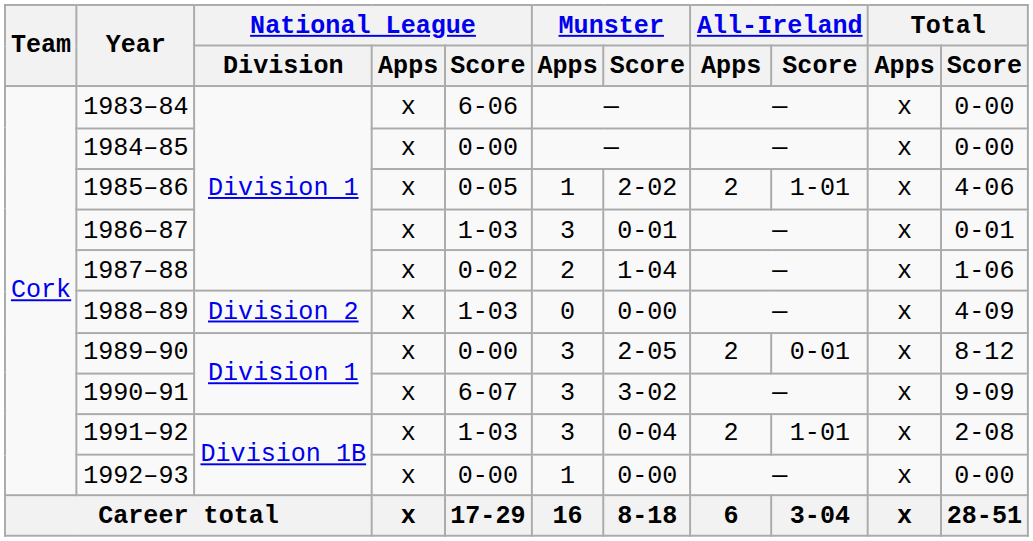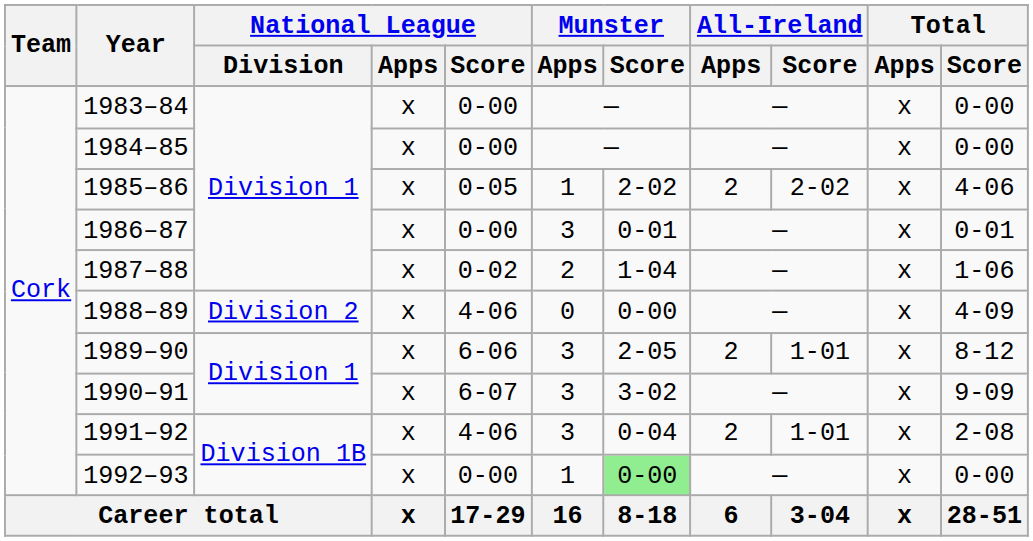(488, 107) 6-06 -> (488, 107) 0-00
(820, 189) 1-01 -> (820, 189) 2-02
(488, 230) 1-03 -> (488, 230) 0-00
(488, 312) 1-03 -> (488, 312) 4-06
(488, 353) 0-00 -> (488, 353) 6-06
(820, 353) 0-01 -> (820, 353) 1-01
(488, 434) 1-03 -> (488, 434) 4-06
(647, 475) no background -> (647, 475) lightgreen background
